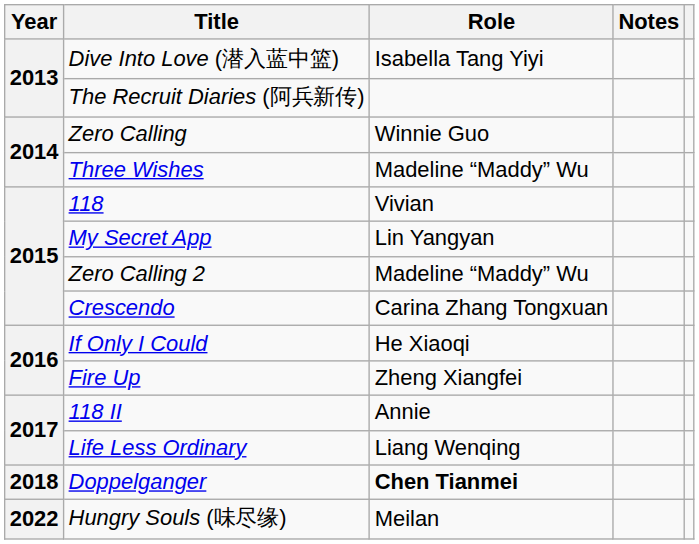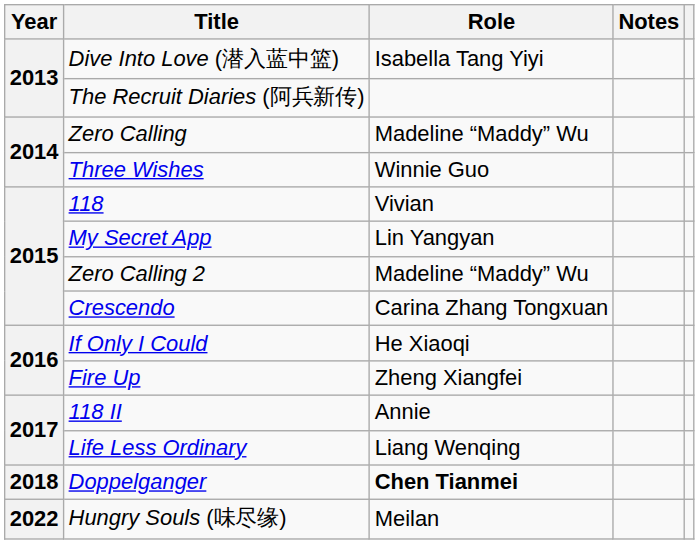(432, 134) Winnie Guo -> (482, 134) Madeline “Maddy” Wu
(482, 169) Madeline “Maddy” Wu -> (432, 169) Winnie Guo
